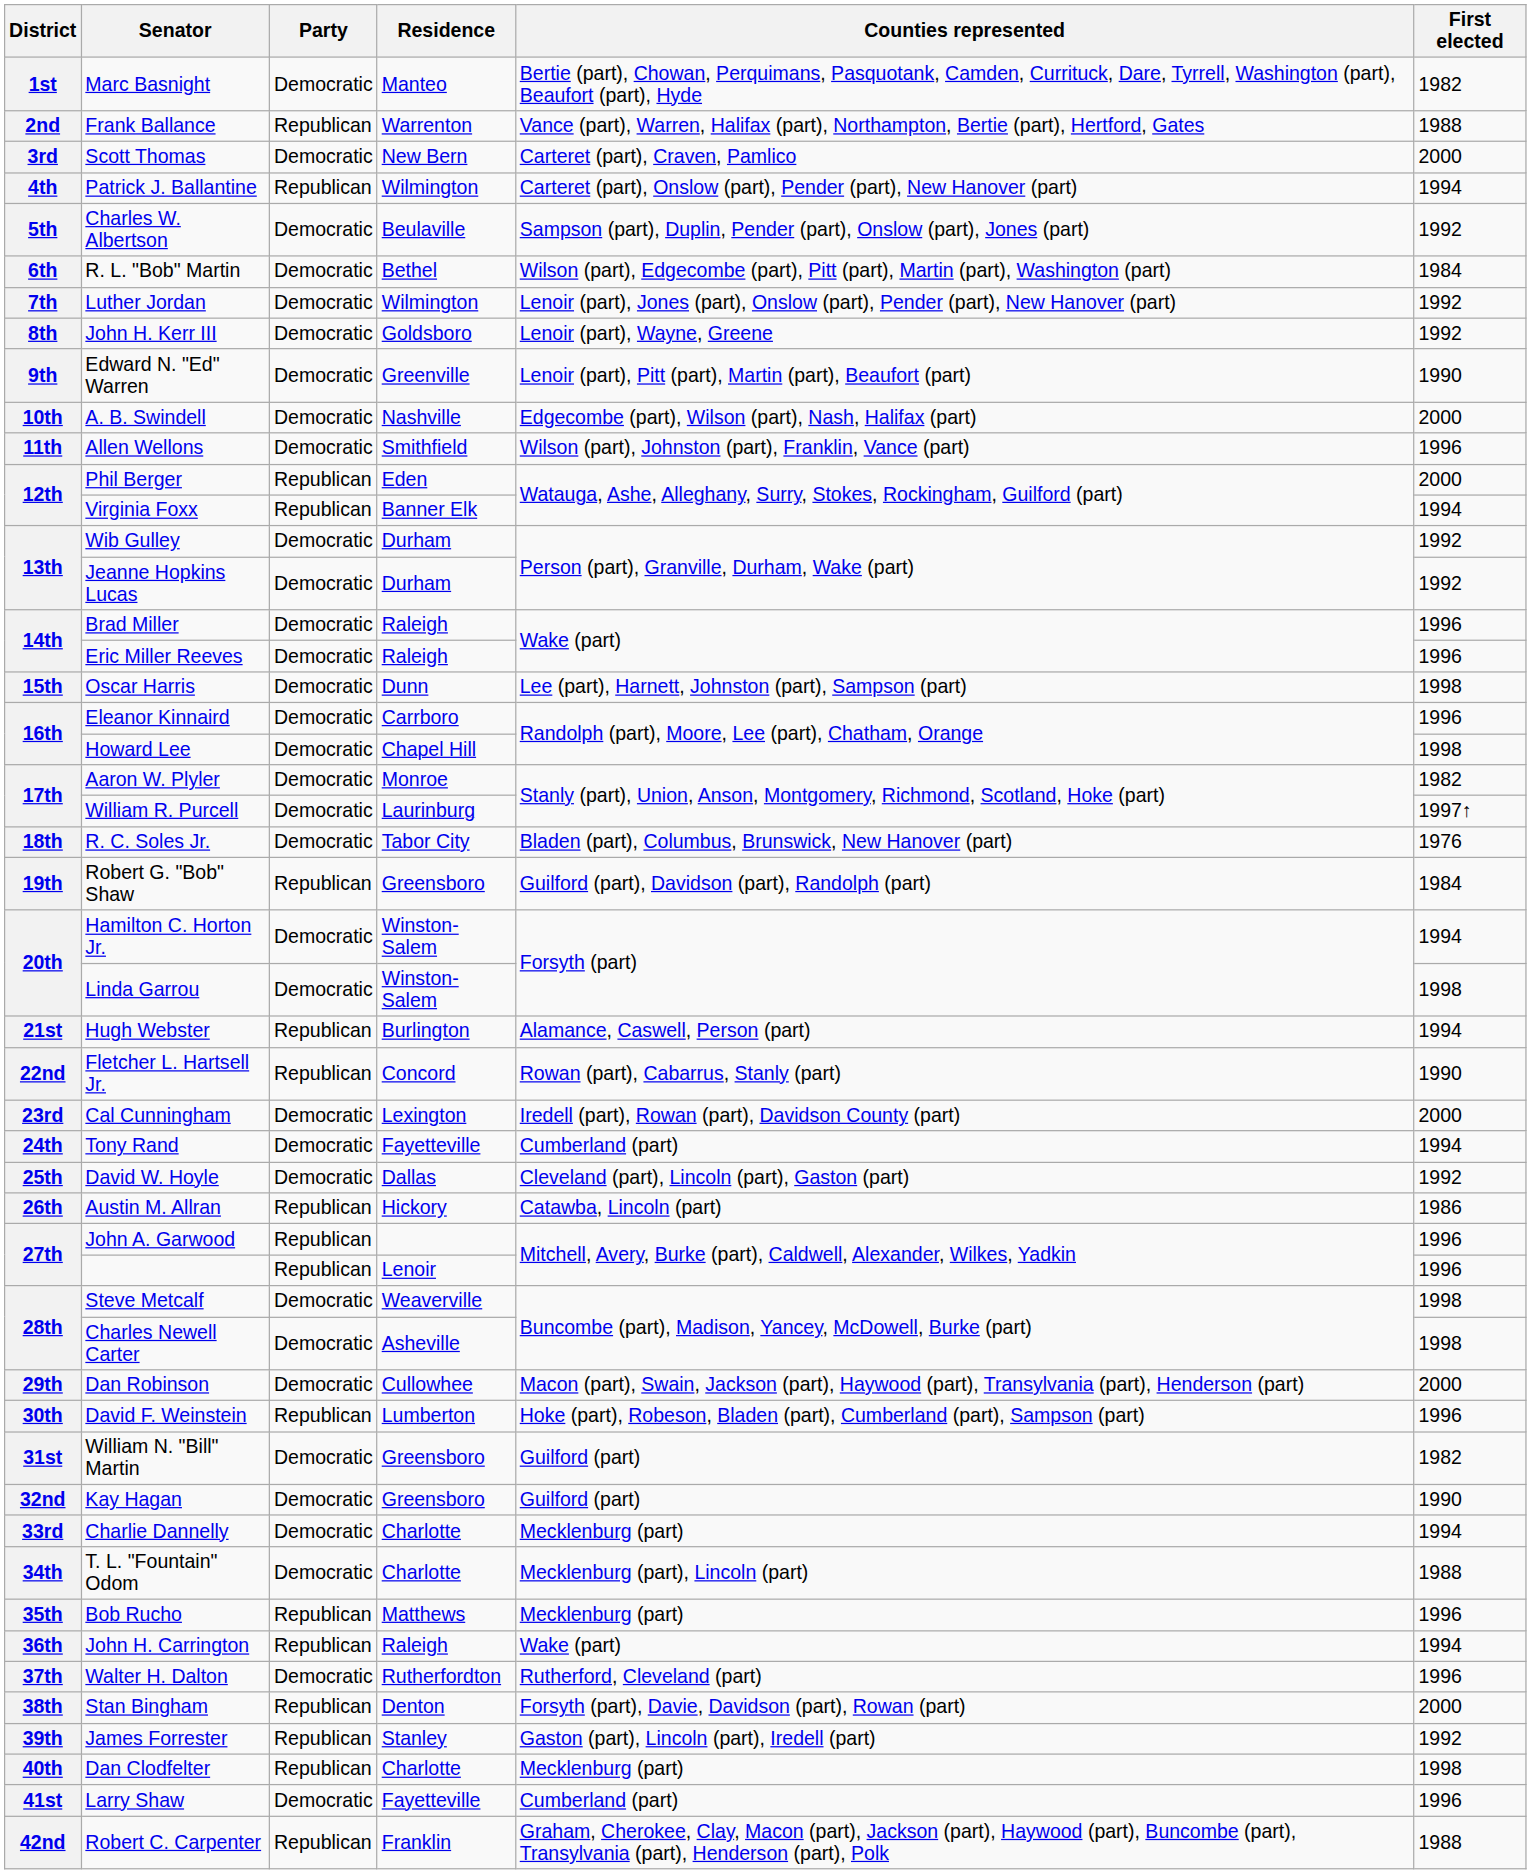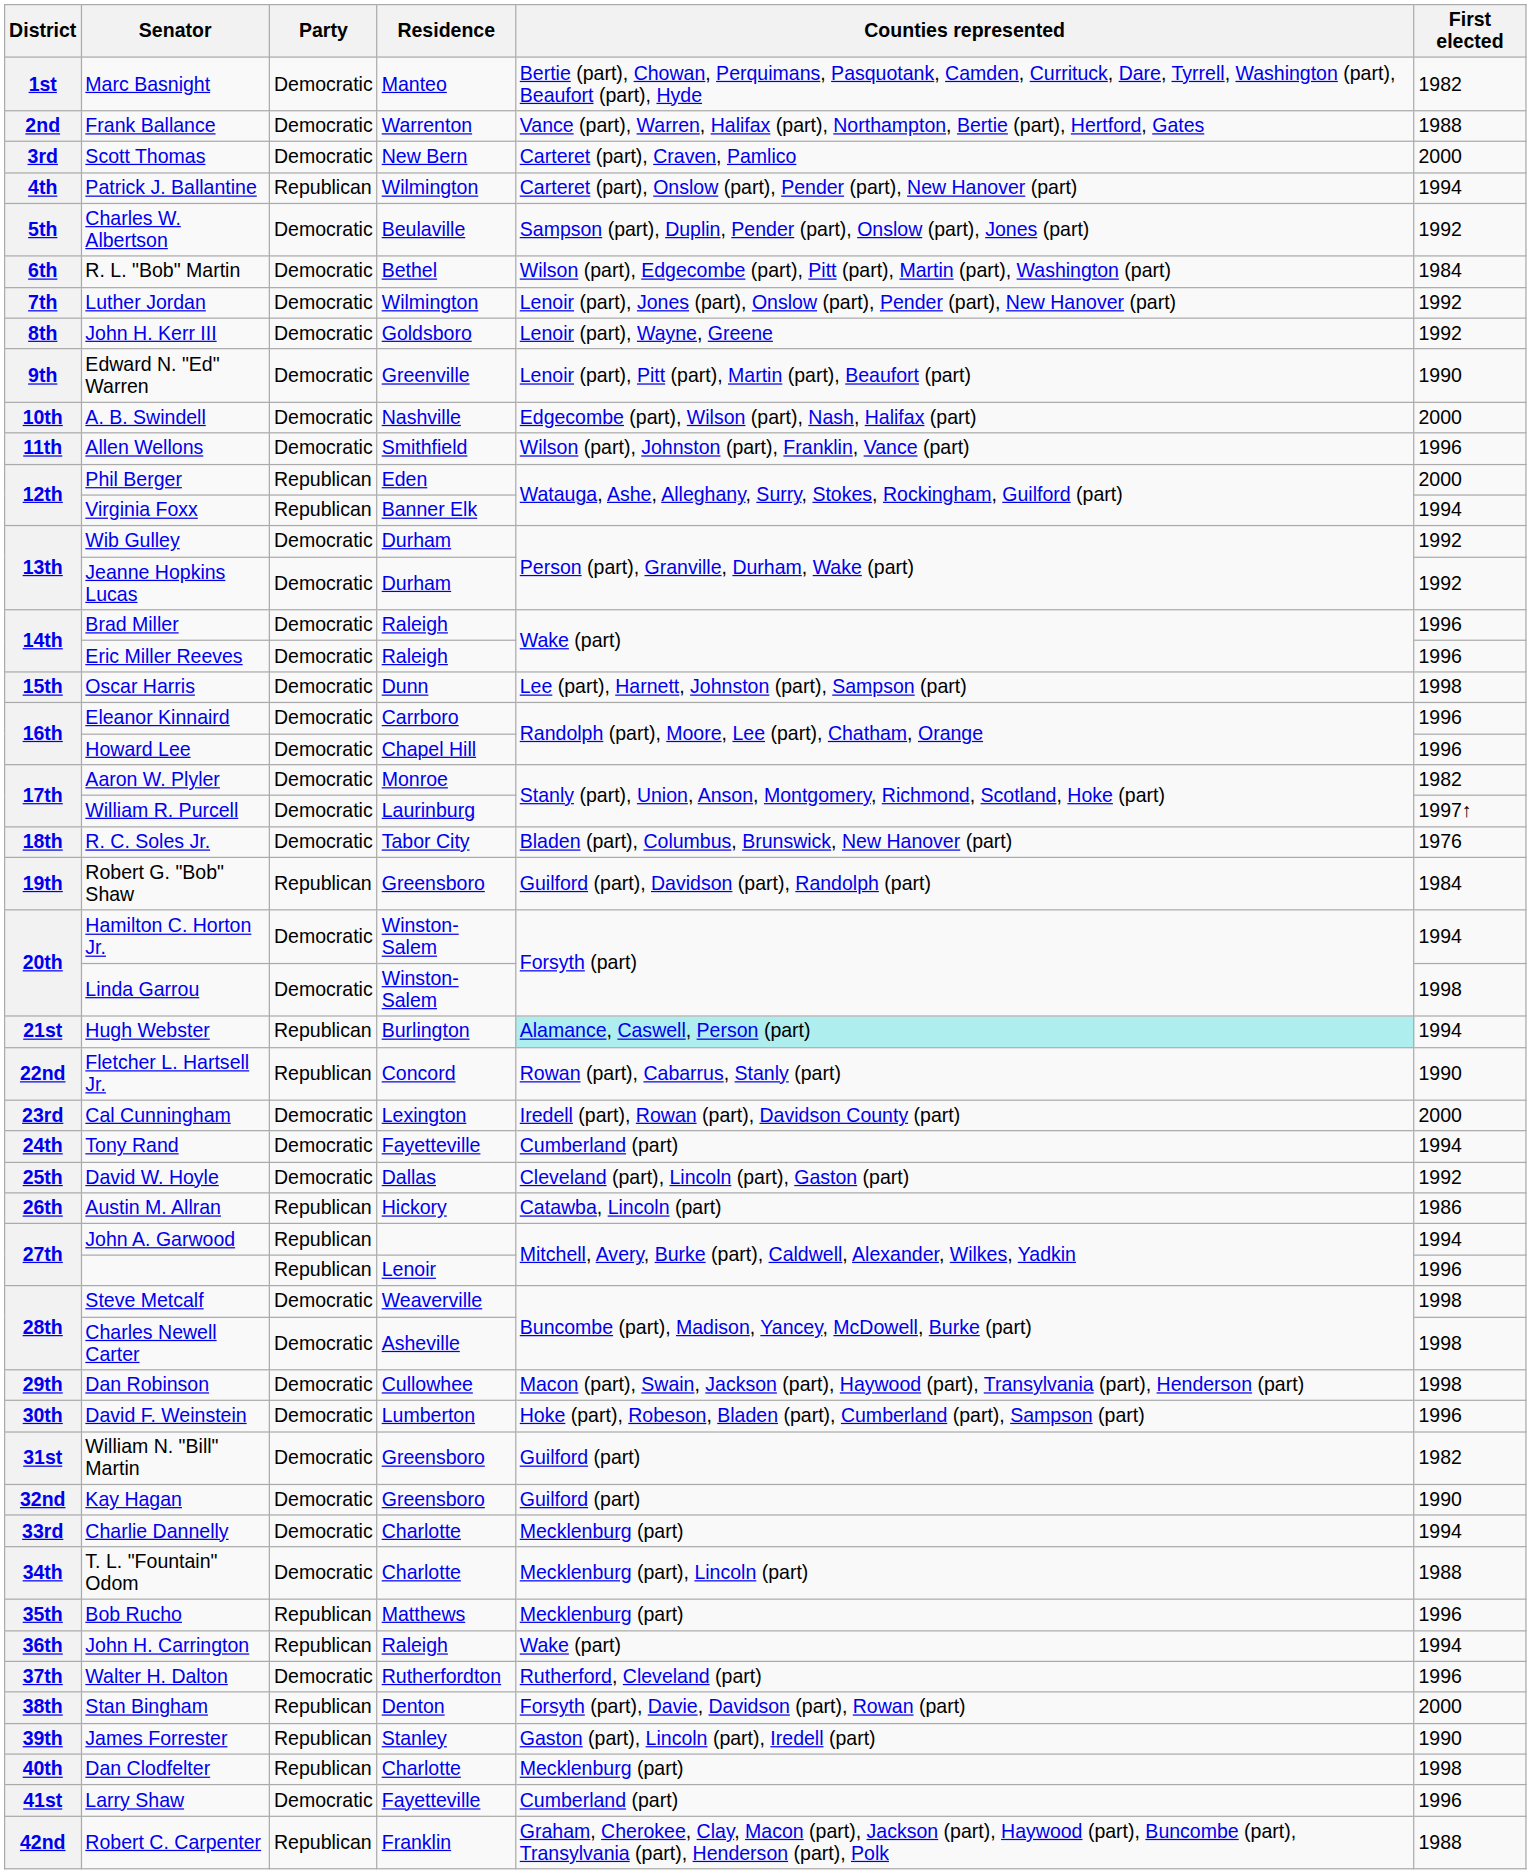(323, 125) Republican -> (323, 125) Democratic
(1440, 748) 1998 -> (1440, 748) 1996
(665, 1031) no background -> (665, 1031) paleturquoise background
(1440, 1239) 1996 -> (1440, 1239) 1994
(1440, 1385) 2000 -> (1440, 1385) 1998
(323, 1415) Republican -> (323, 1415) Democratic
(1440, 1738) 1992 -> (1440, 1738) 1990
